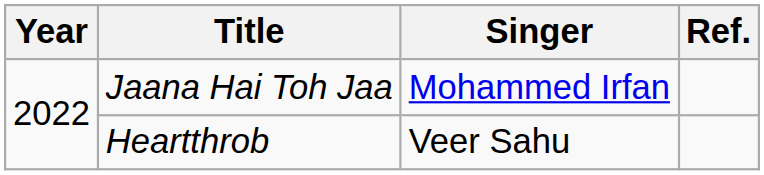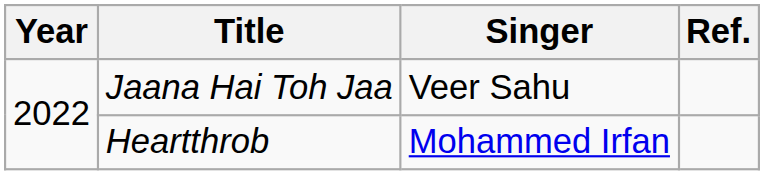(539, 86) Mohammed Irfan -> (489, 86) Veer Sahu
(489, 141) Veer Sahu -> (539, 141) Mohammed Irfan
